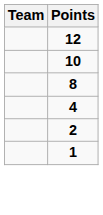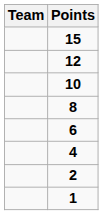+ row: (73, 38)
+ row: (73, 130)
